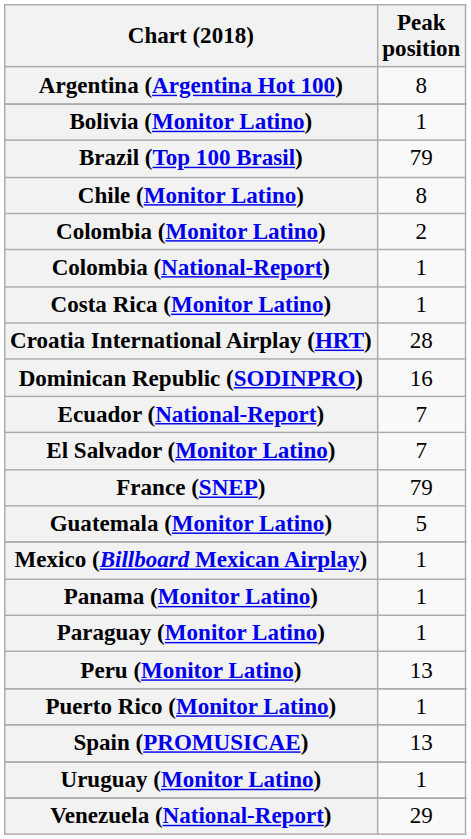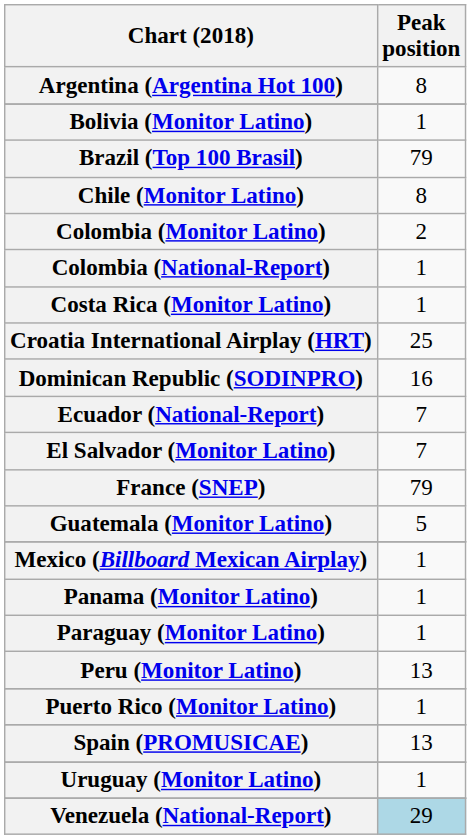(421, 341) 28 -> (421, 341) 25
(421, 816) no background -> (421, 816) lightblue background
